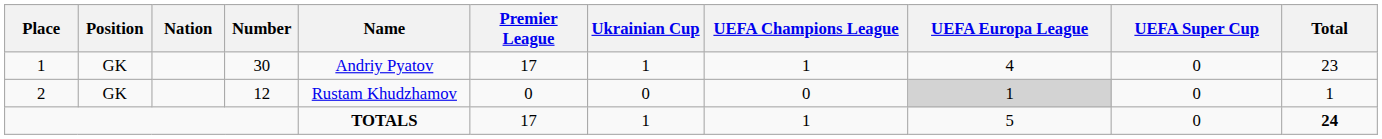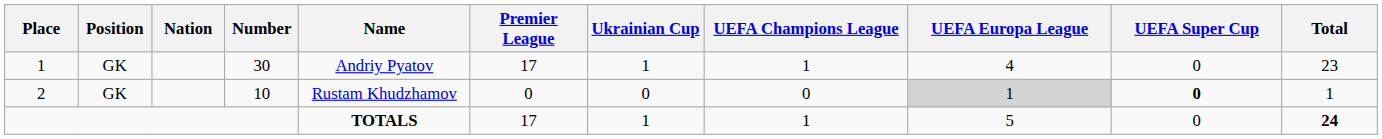(262, 93) 12 -> (262, 93) 10
(1197, 93) normal -> (1197, 93) bold
